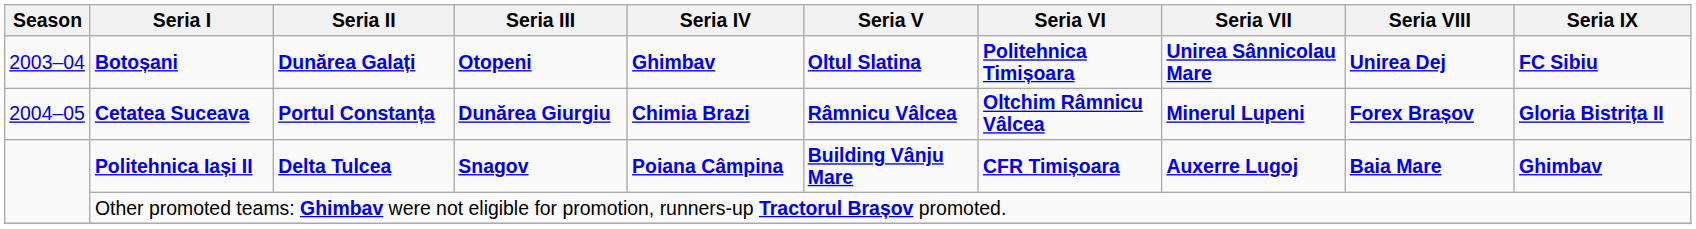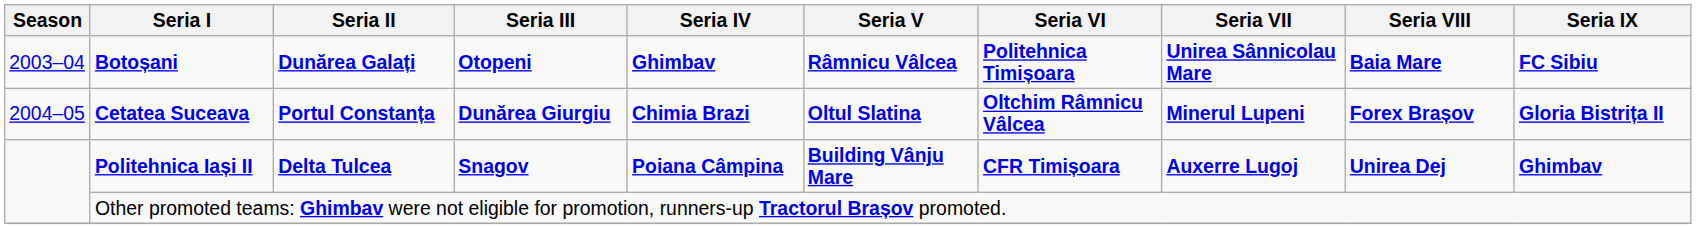(864, 62) Oltul Slatina -> (882, 62) Râmnicu Vâlcea
(1398, 62) Unirea Dej -> (1396, 62) Baia Mare
(882, 114) Râmnicu Vâlcea -> (864, 114) Oltul Slatina
(1396, 167) Baia Mare -> (1398, 167) Unirea Dej
